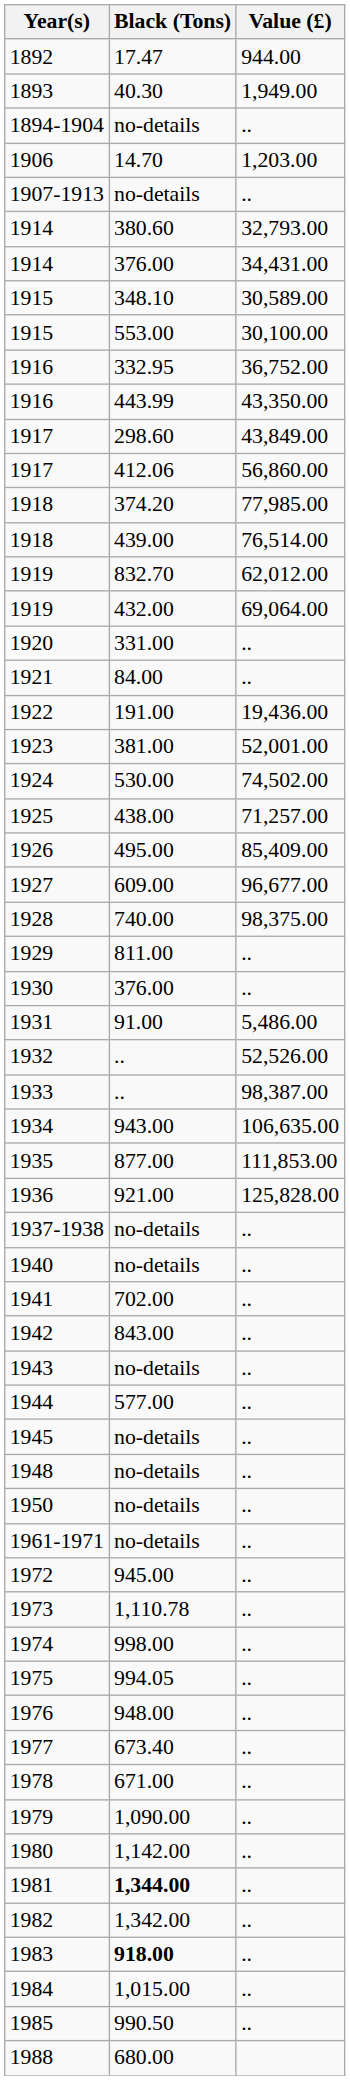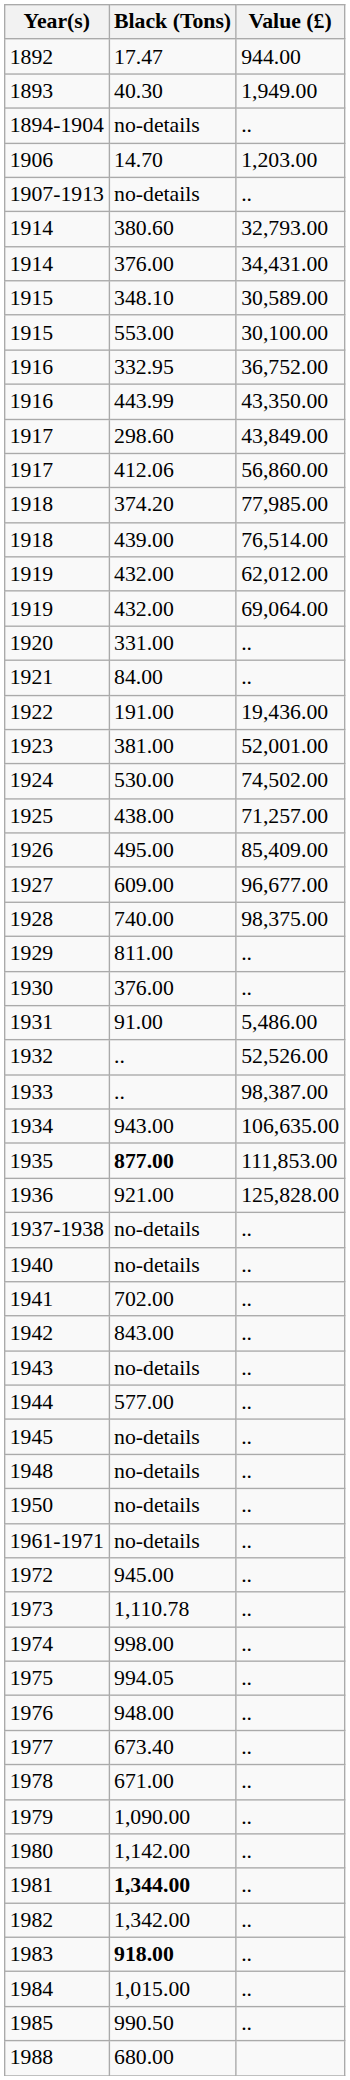(144, 573) 832.70 -> (144, 573) 432.00
(144, 1160) normal -> (144, 1160) bold
